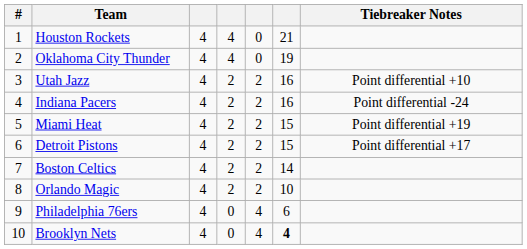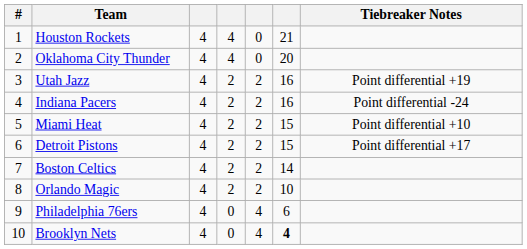(287, 59) 19 -> (287, 59) 20
(411, 80) Point differential +10 -> (411, 80) Point differential +19
(411, 124) Point differential +19 -> (411, 124) Point differential +10
